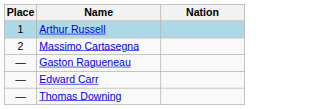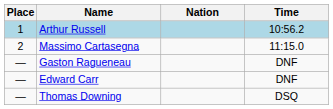+ column: (287, 12)
